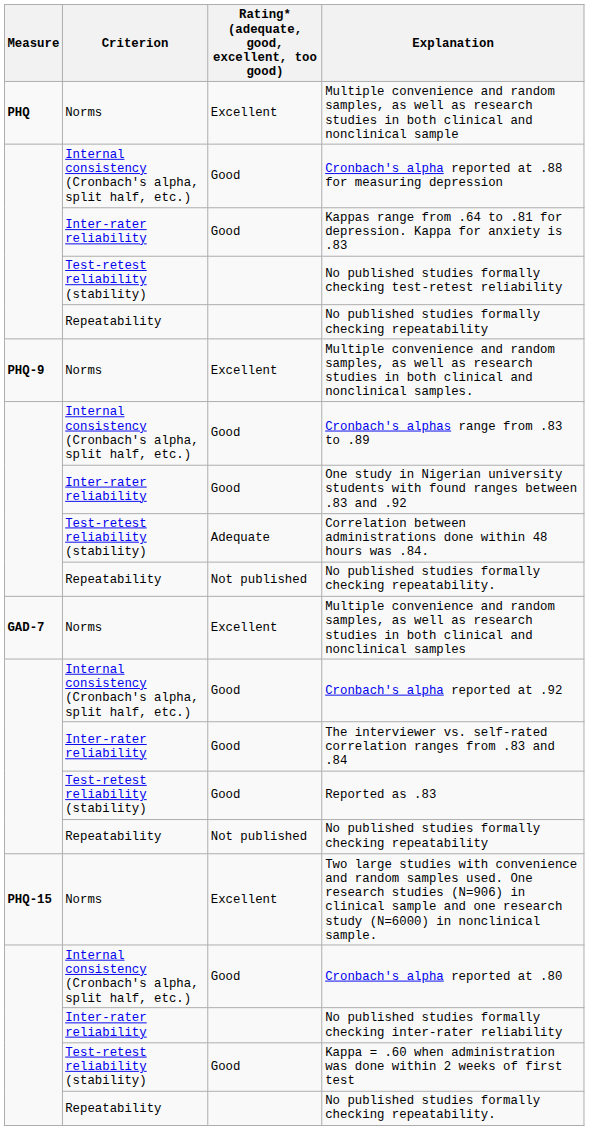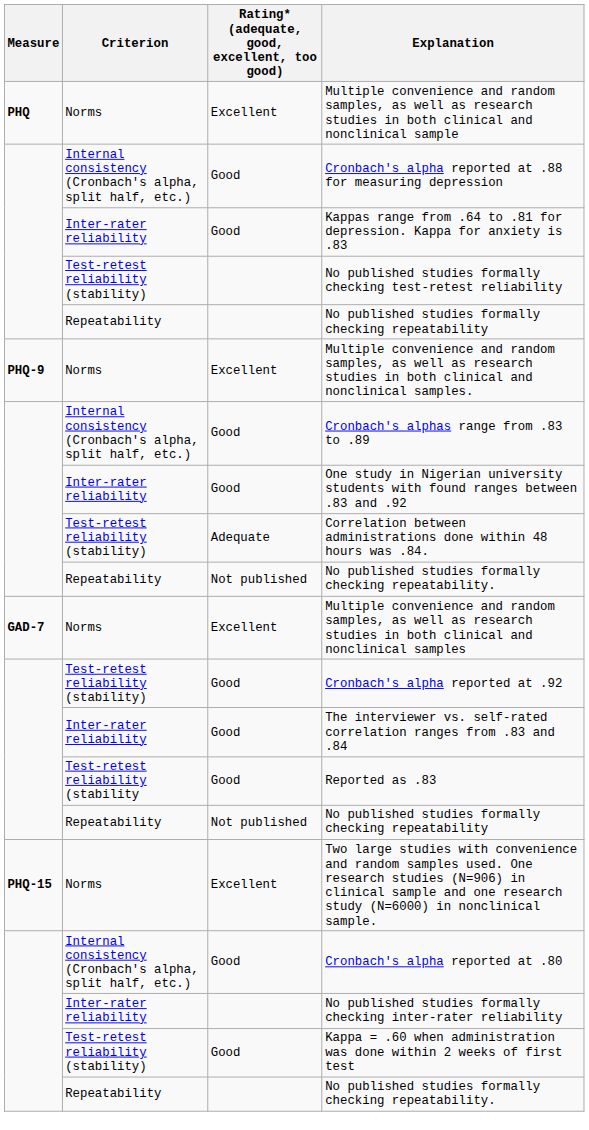(132, 691) Internal consistency (Cronbach's alpha, split half, etc.) -> (106, 684) Test-retest reliability (stability)
(106, 795) Test-retest reliability (stability) -> (106, 781) Test-retest reliability (stability
